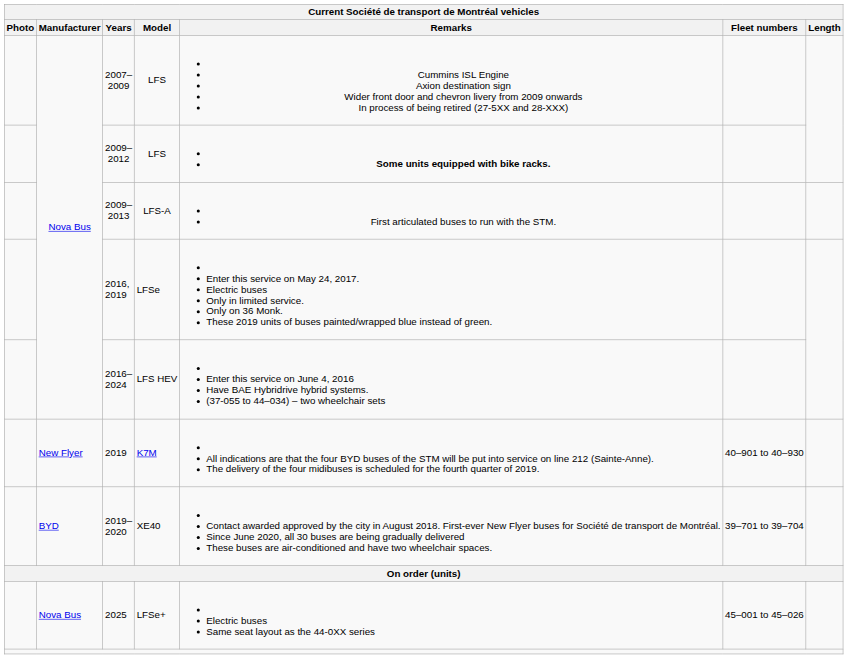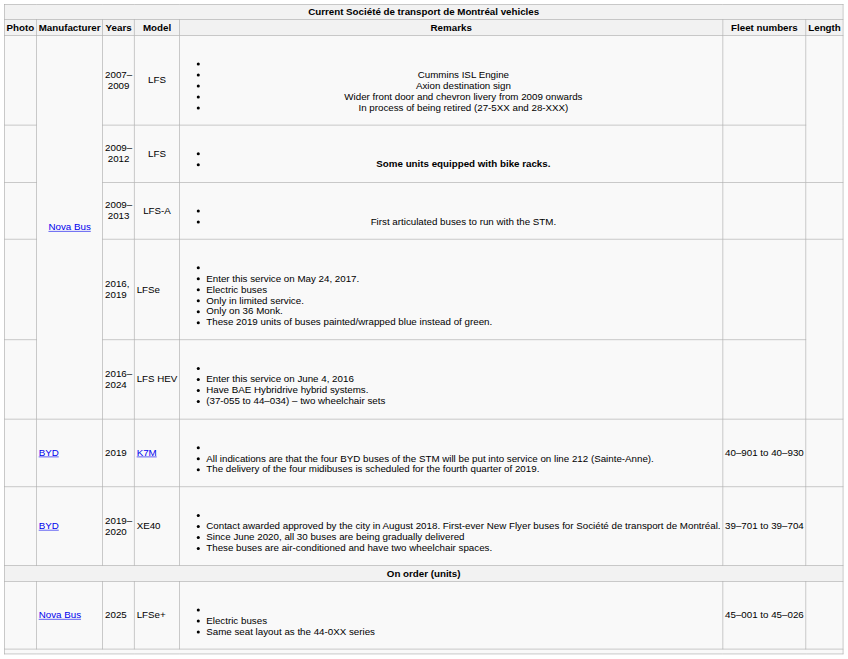(61, 453) New Flyer -> (49, 453) BYD
